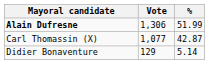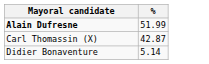- column: (157, 11)
